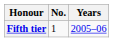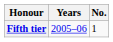columns swapped: (58, 12) <-> (89, 12)
